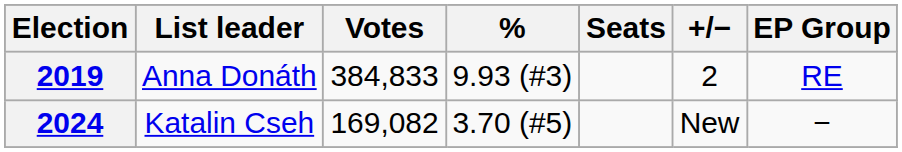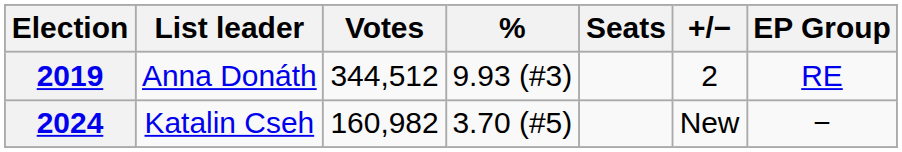(385, 75) 384,833 -> (385, 75) 344,512
(385, 123) 169,082 -> (385, 123) 160,982
